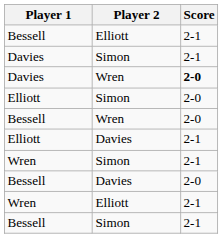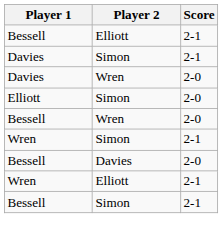(192, 77) bold -> (192, 77) normal
- row: (24, 139)
